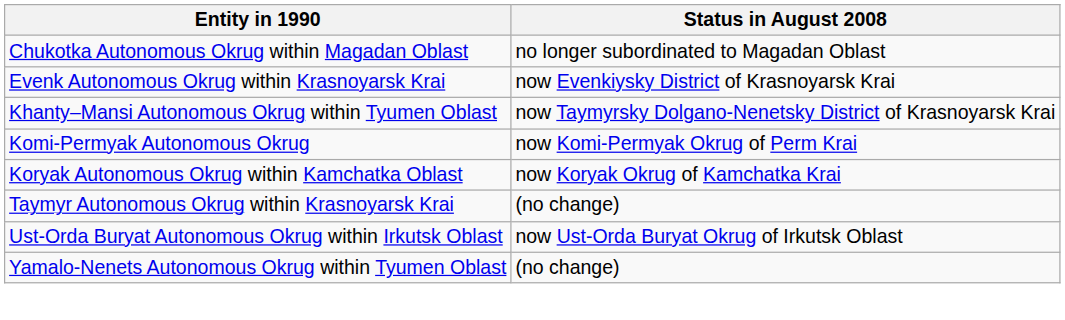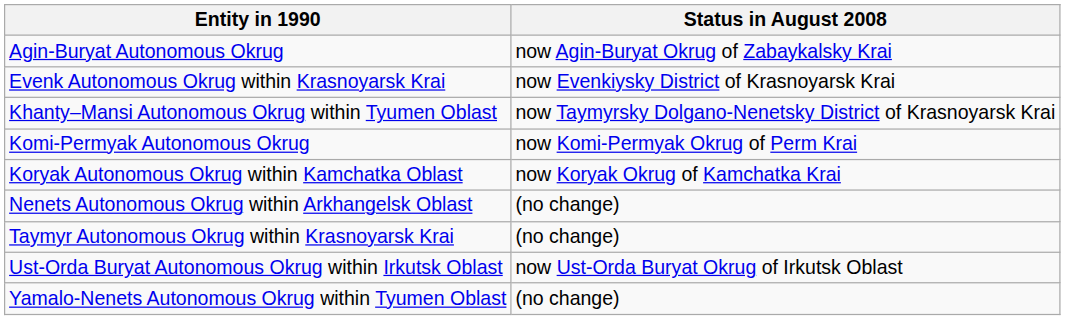+ row: (146, 50)
- row: (239, 50)
+ row: (241, 205)
